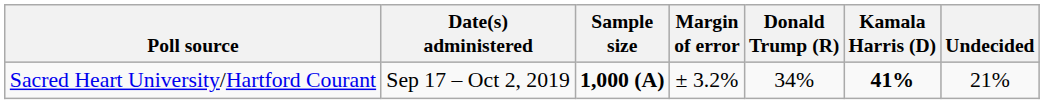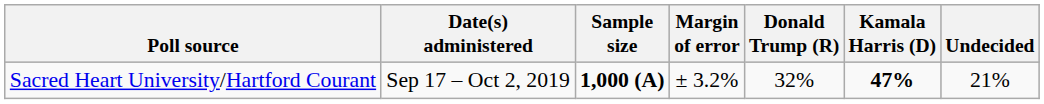(794, 80) 34% -> (794, 80) 32%
(892, 80) 41% -> (892, 80) 47%
